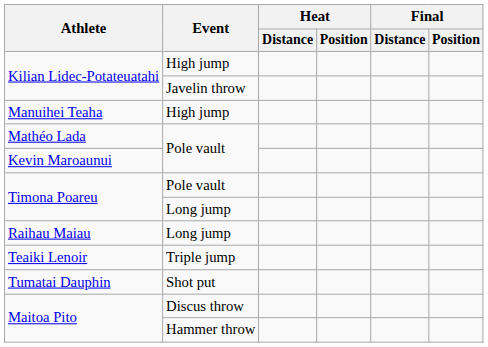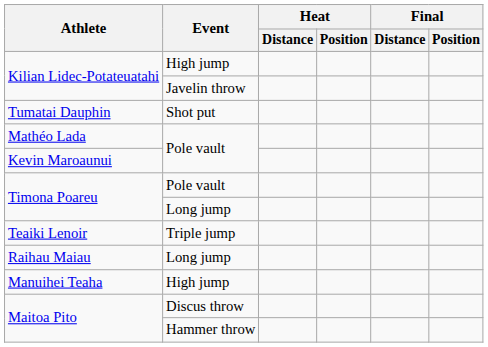rows swapped: (55, 112) <-> (59, 282)
rows swapped: (49, 233) <-> (48, 257)
